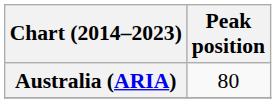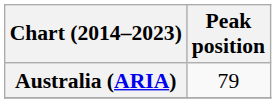(228, 80) 80 -> (228, 80) 79
